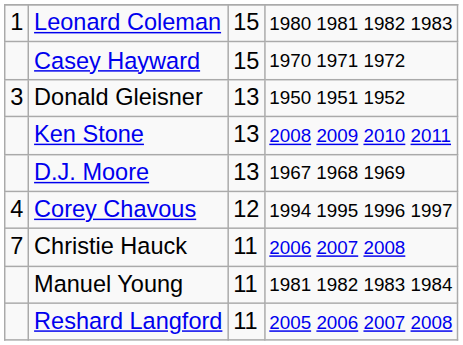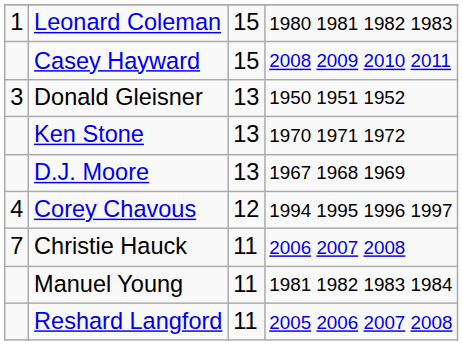(337, 61) 1970 1971 1972 -> (360, 61) 2008 2009 2010 2011
(360, 135) 2008 2009 2010 2011 -> (337, 135) 1970 1971 1972
